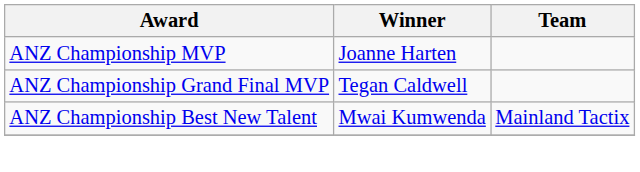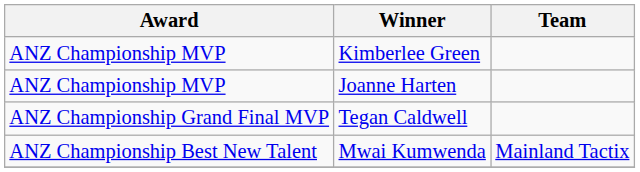+ row: (409, 53)
